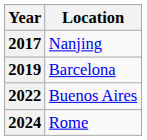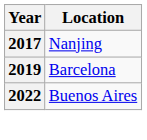- row: (25, 122)
